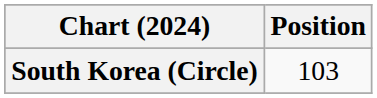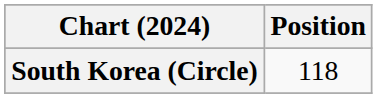(318, 70) 103 -> (318, 70) 118
